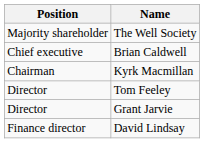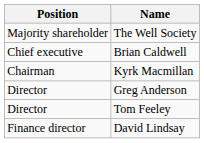+ row: (150, 90)
- row: (143, 109)
